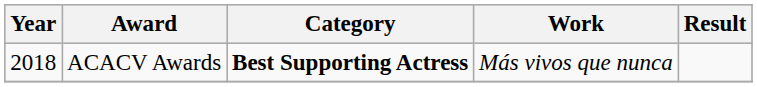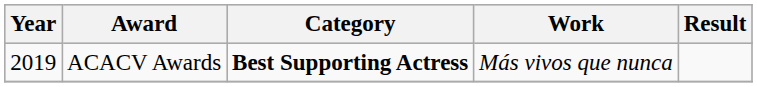(33, 61) 2018 -> (33, 61) 2019
